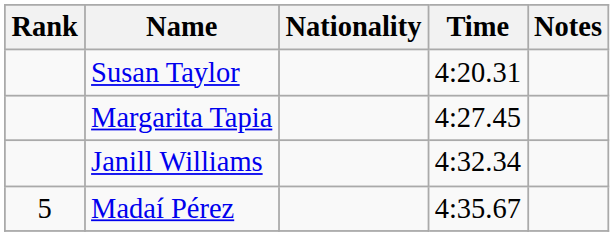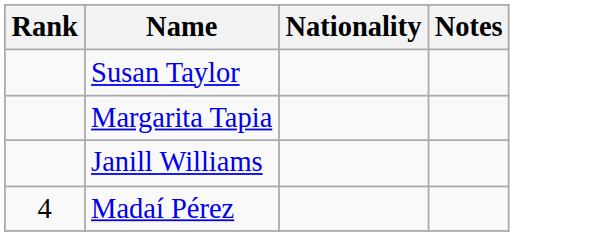- column: (478, 27)
(45, 207) 5 -> (45, 207) 4
